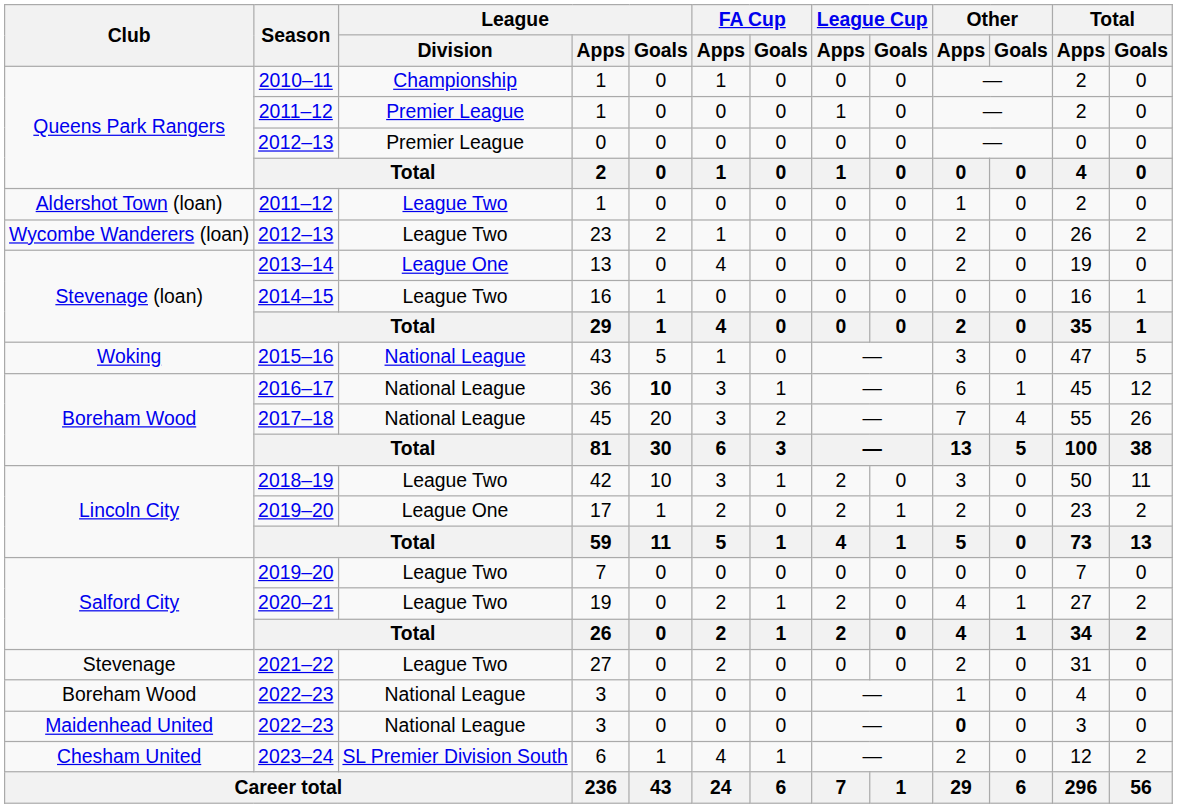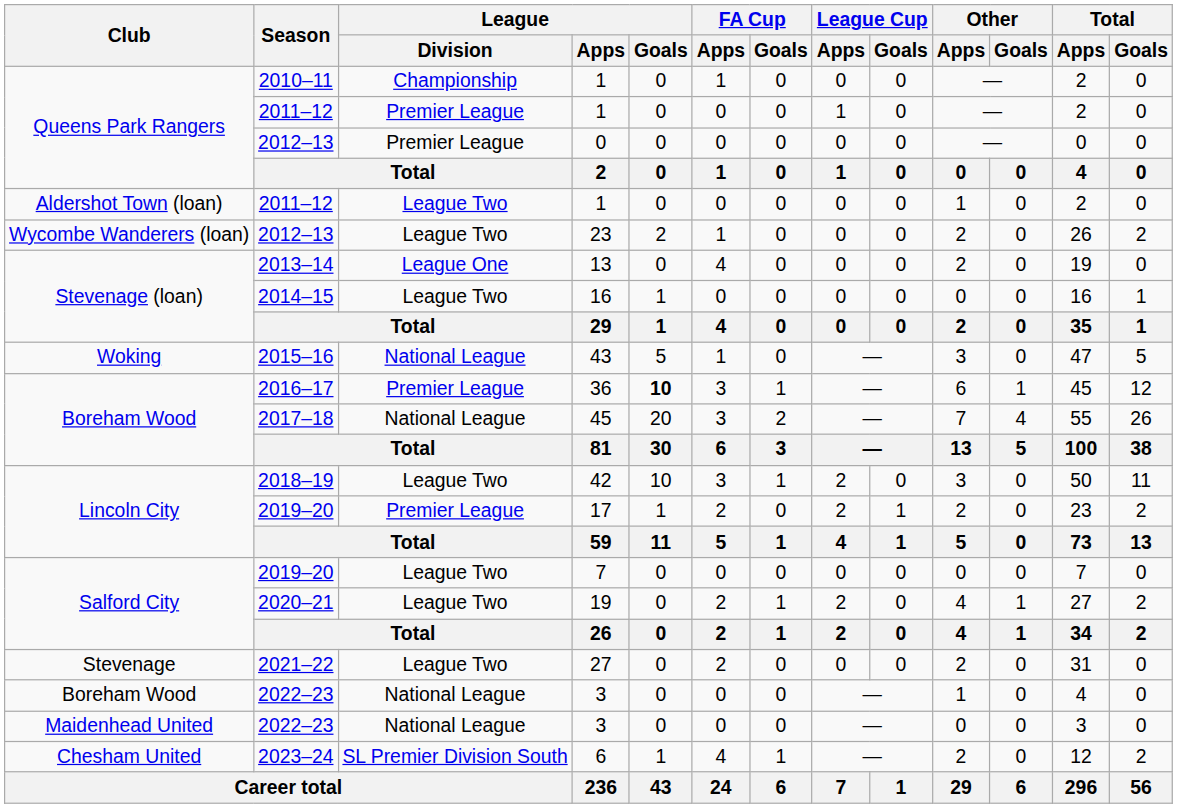(455, 388) National League -> (455, 388) Premier League
(455, 511) League One -> (455, 511) Premier League
(961, 726) bold -> (961, 726) normal
